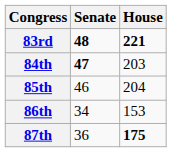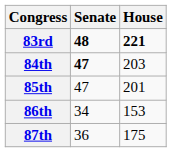(81, 87) 46 -> (81, 87) 47
(134, 87) 204 -> (134, 87) 201
(134, 135) bold -> (134, 135) normal
